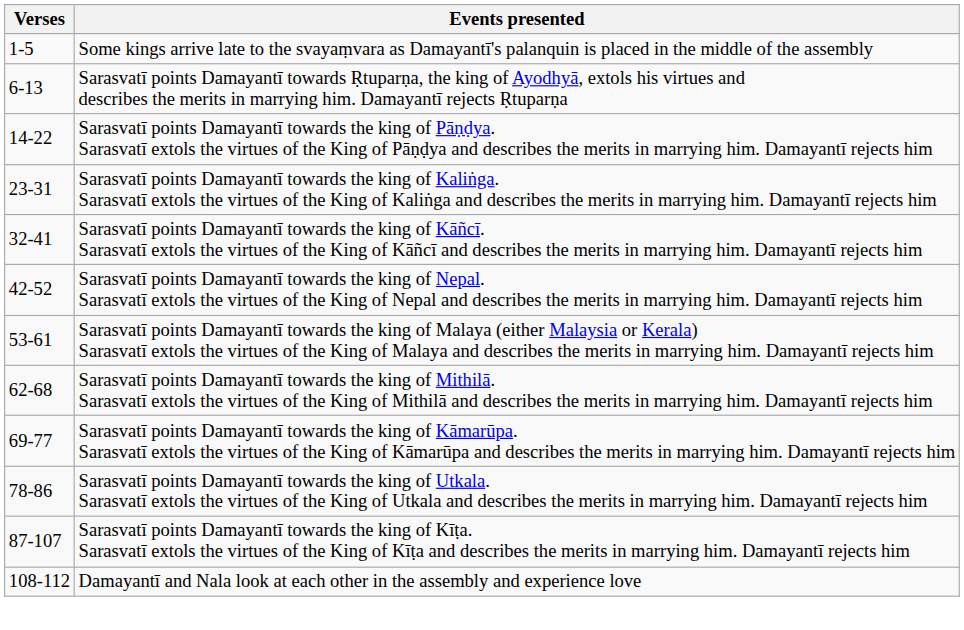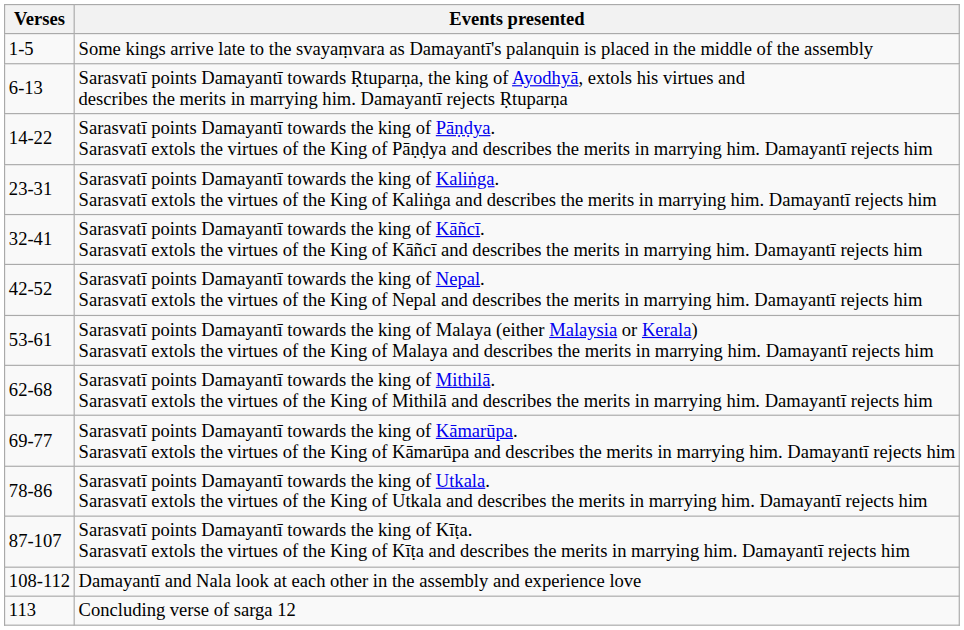+ row: (187, 610)
